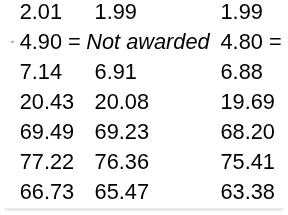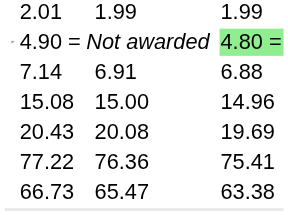(251, 42) no background -> (251, 42) lightgreen background
+ row: (47, 101)
- row: (47, 131)
